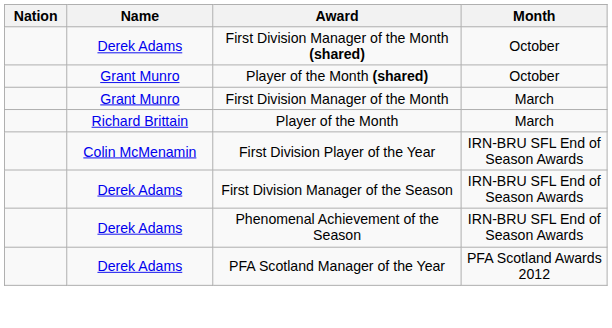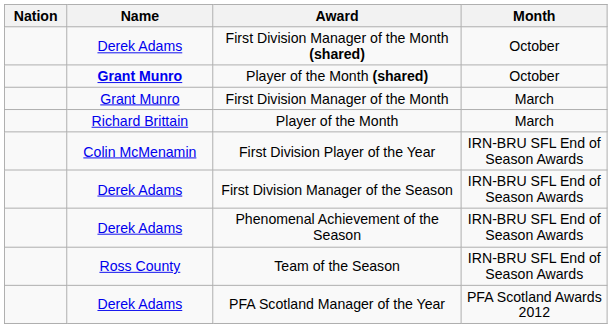(140, 76) normal -> (140, 76) bold
+ row: (337, 266)
